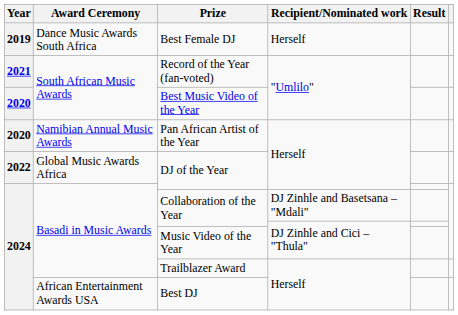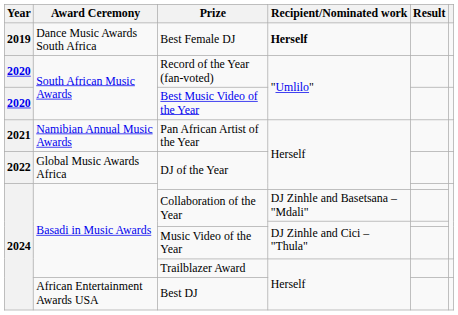(288, 39) normal -> (289, 39) bold
(19, 71) 2021 -> (19, 71) 2020
(19, 135) 2020 -> (19, 135) 2021
